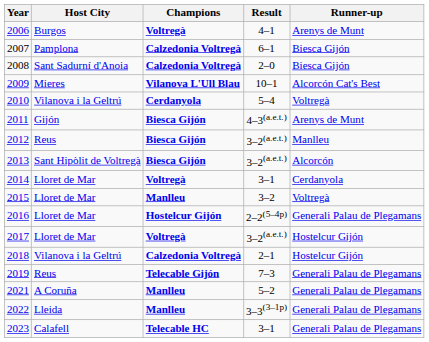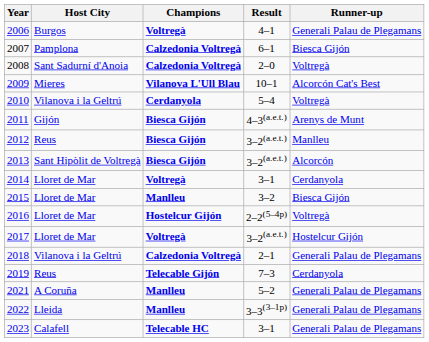(328, 30) Arenys de Munt -> (357, 30) Generali Palau de Plegamans
(321, 65) Biesca Gijón -> (311, 65) Voltregà
(311, 197) Voltregà -> (321, 197) Biesca Gijón
(357, 216) Generali Palau de Plegamans -> (311, 216) Voltregà
(328, 255) Hostelcur Gijón -> (357, 255) Generali Palau de Plegamans
(357, 273) Generali Palau de Plegamans -> (318, 273) Cerdanyola
